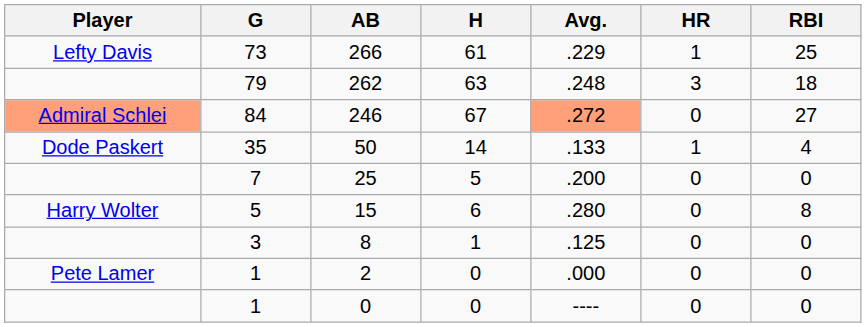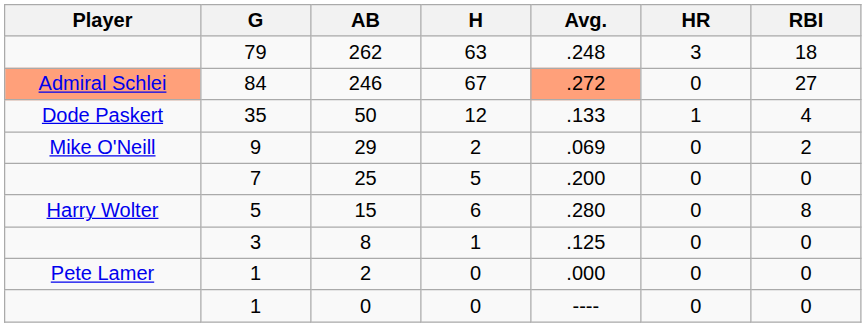- row: (366, 52)
(476, 147) 14 -> (476, 115) 12
+ row: (366, 147)
